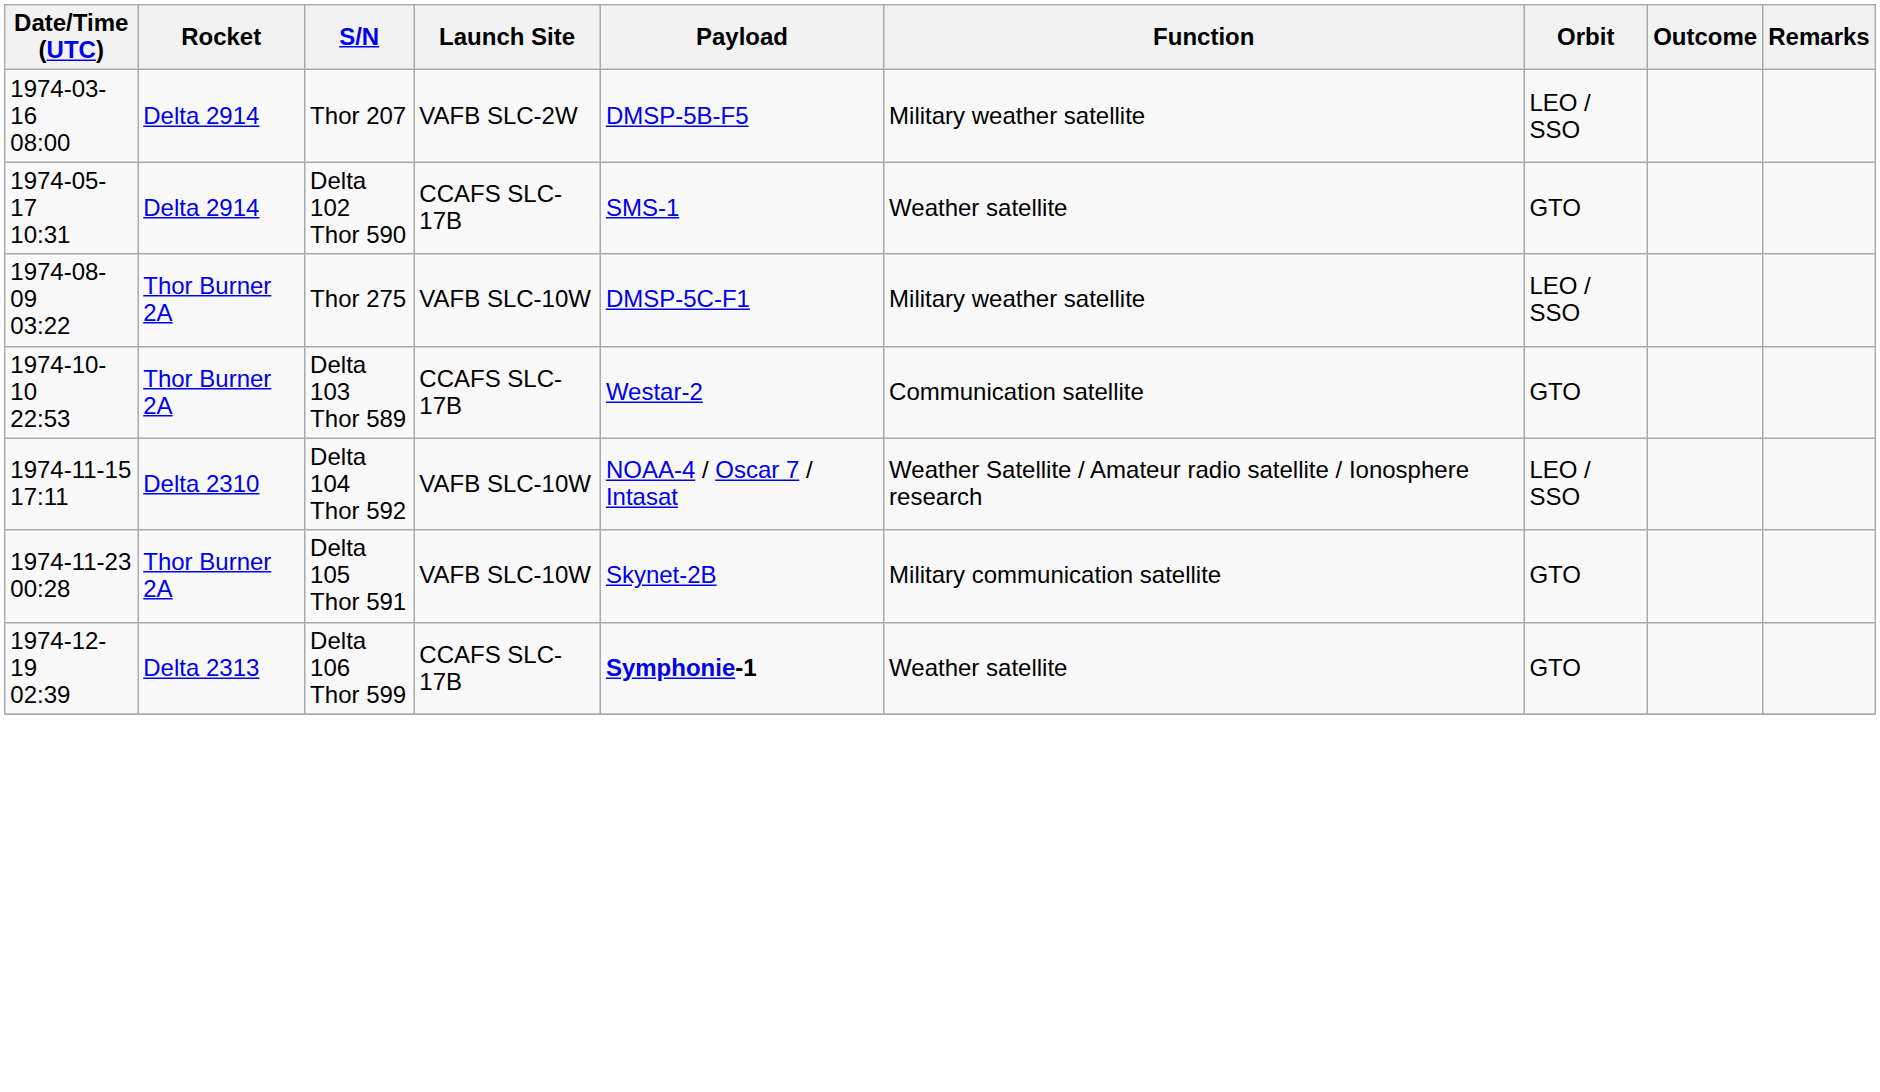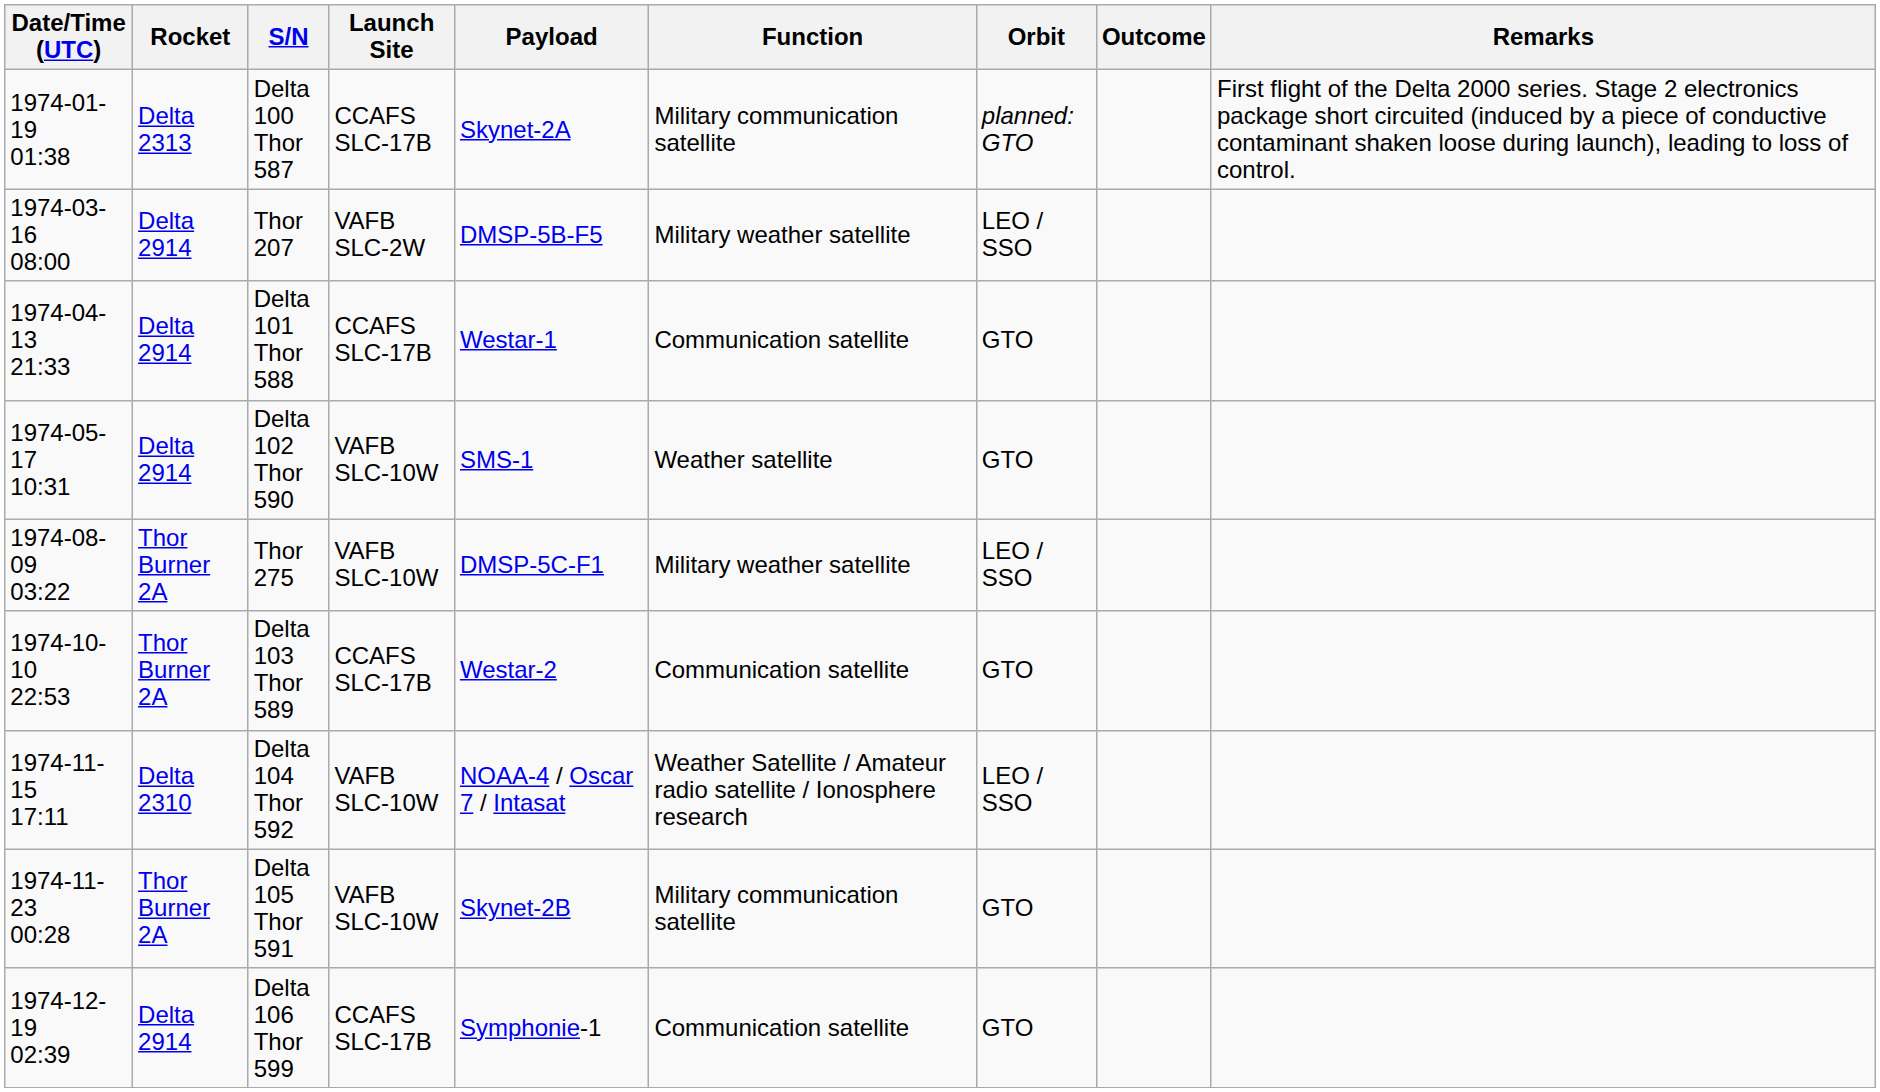+ row: (282, 129)
+ row: (282, 340)
(491, 207) CCAFS SLC-17B -> (386, 459) VAFB SLC-10W
(201, 667) Delta 2313 -> (166, 1027) Delta 2914
(681, 667) bold -> (531, 1027) normal
(978, 667) Weather satellite -> (782, 1027) Communication satellite
